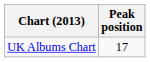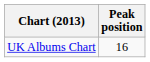(122, 47) 17 -> (122, 47) 16
